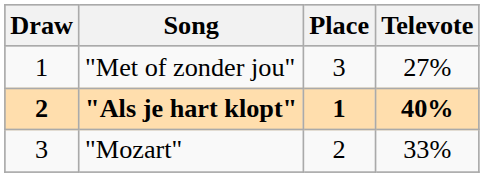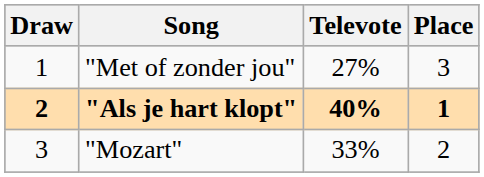columns swapped: (427, 25) <-> (339, 25)
